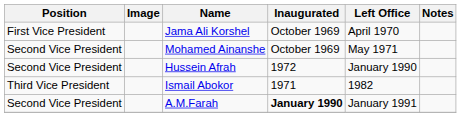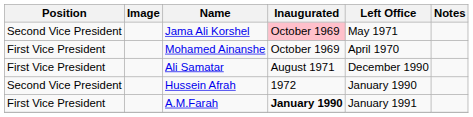(56, 31) First Vice President -> (64, 31) Second Vice President
(305, 31) no background -> (305, 31) pink background
(373, 31) April 1970 -> (373, 31) May 1971
(64, 49) Second Vice President -> (56, 49) First Vice President
(373, 49) May 1971 -> (373, 49) April 1970
+ row: (194, 67)
- row: (199, 85)
(64, 103) Second Vice President -> (56, 103) First Vice President
